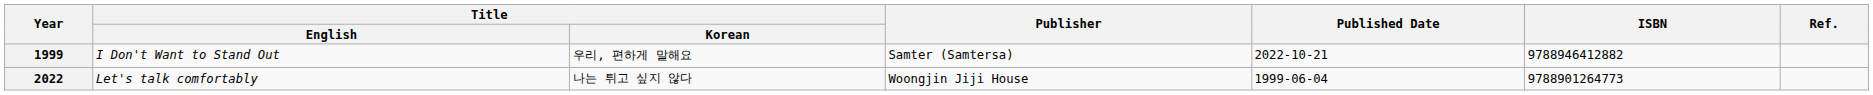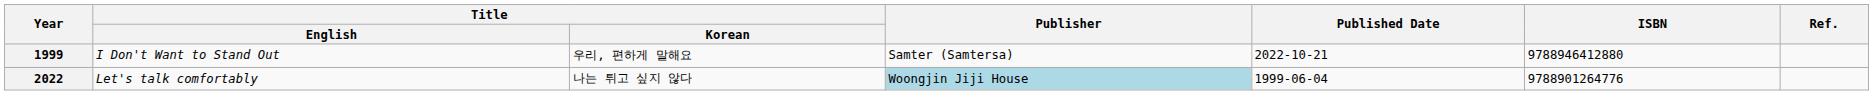(1576, 56) 9788946412882 -> (1576, 56) 9788946412880
(958, 78) no background -> (958, 78) lightblue background
(1576, 78) 9788901264773 -> (1576, 78) 9788901264776
